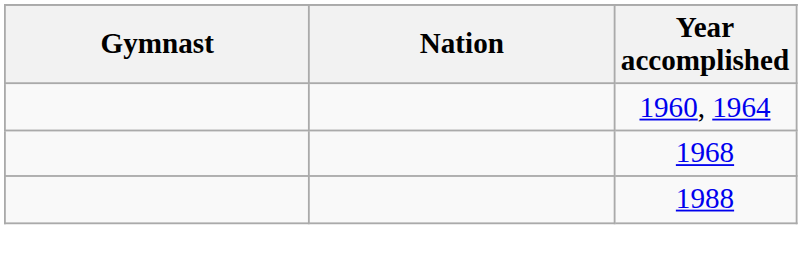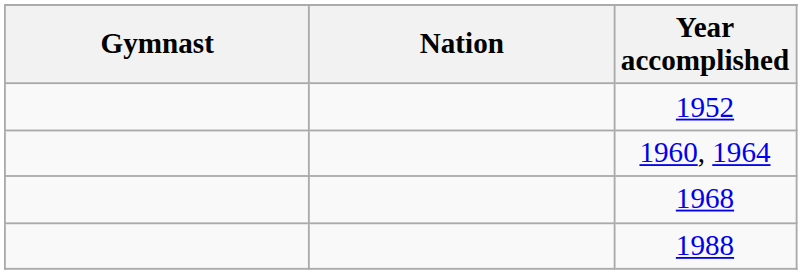+ row: (705, 106)
